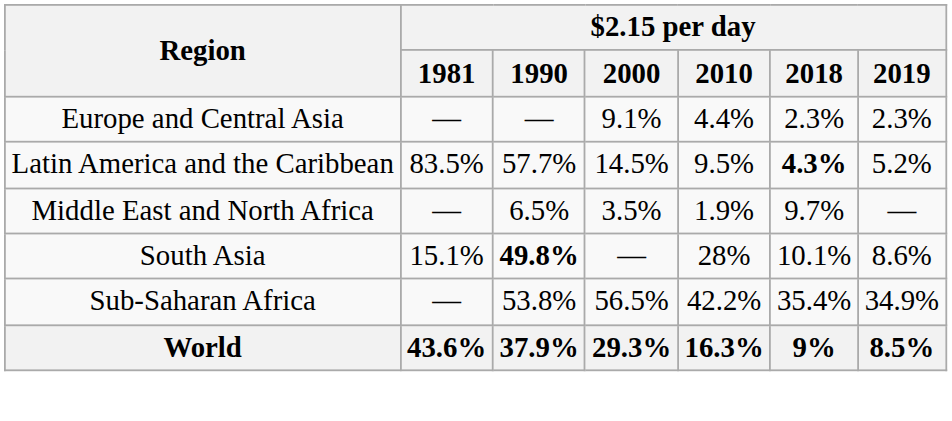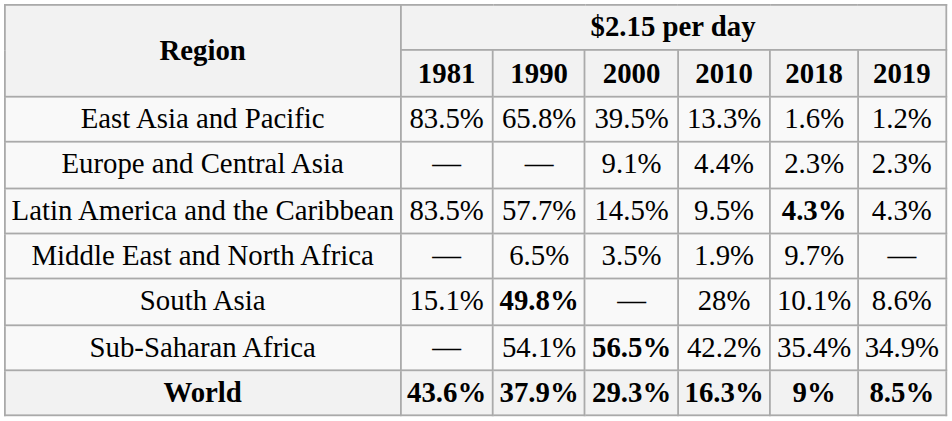+ row: (203, 118)
(902, 164) 5.2% -> (902, 210) 4.3%
(539, 301) 53.8% -> (539, 347) 54.1%
(632, 301) normal -> (632, 347) bold
